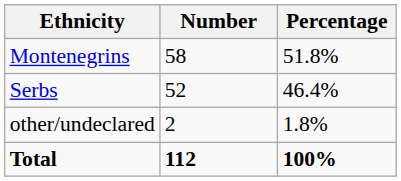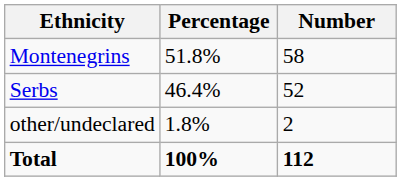columns swapped: (219, 21) <-> (337, 21)
